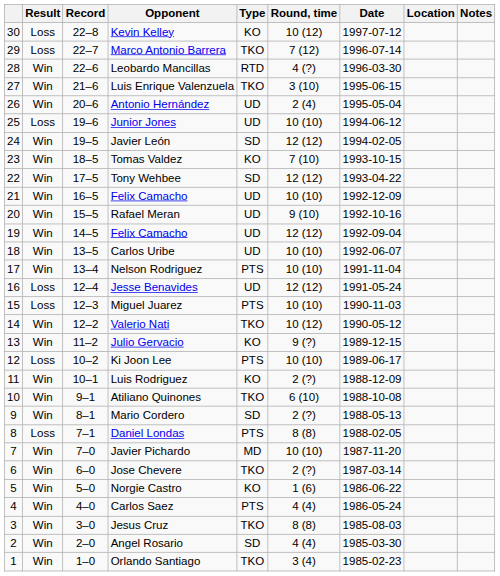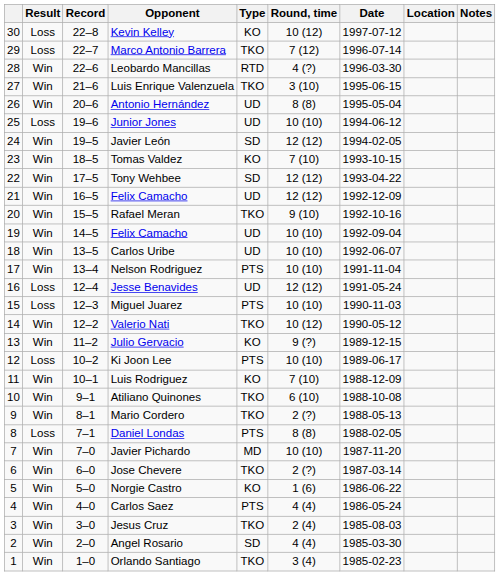(304, 104) 2 (4) -> (304, 104) 8 (8)
(304, 196) 10 (10) -> (304, 196) 12 (12)
(252, 214) UD -> (252, 214) TKO
(304, 232) 12 (12) -> (304, 232) 10 (10)
(304, 379) 2 (?) -> (304, 379) 7 (10)
(252, 415) SD -> (252, 415) TKO
(304, 525) 8 (8) -> (304, 525) 2 (4)
